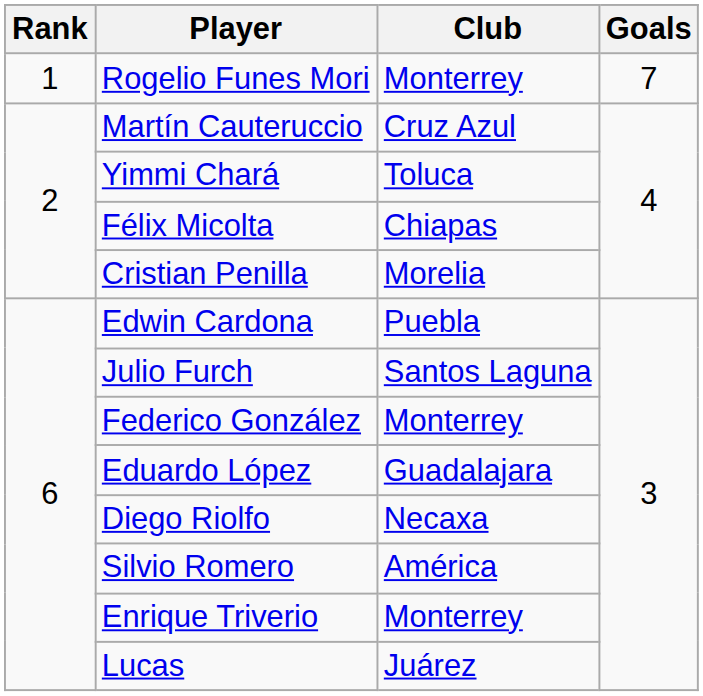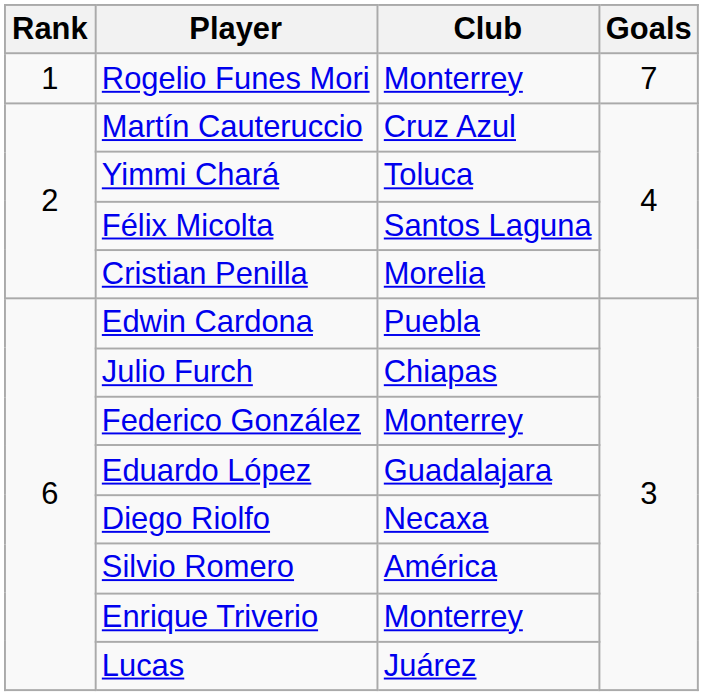(440, 224) Chiapas -> (488, 224) Santos Laguna
(488, 371) Santos Laguna -> (440, 371) Chiapas
